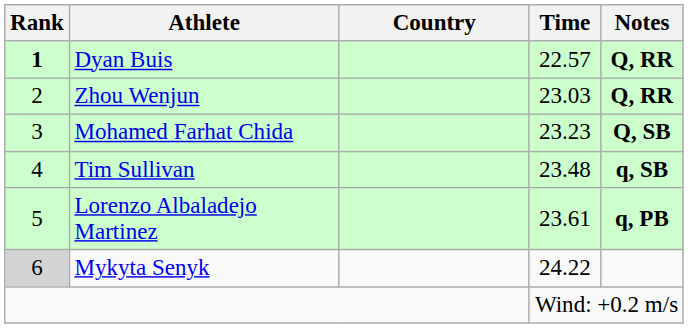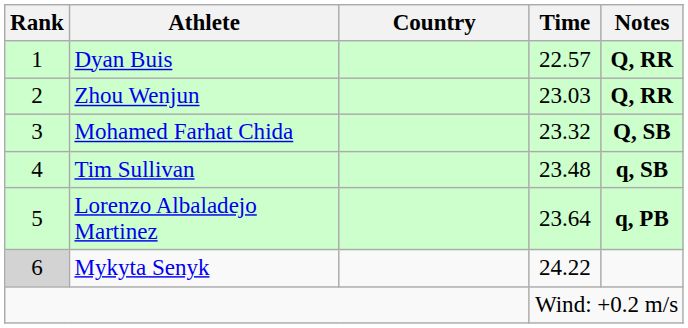(37, 59) bold -> (37, 59) normal
(565, 132) 23.23 -> (565, 132) 23.32
(565, 218) 23.61 -> (565, 218) 23.64
